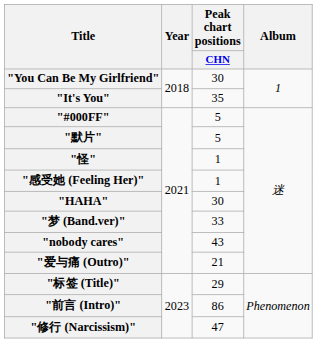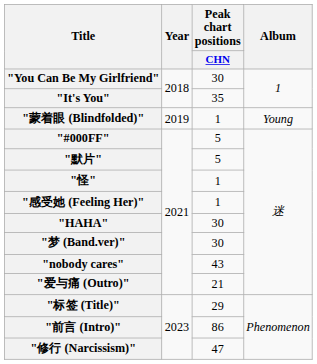+ row: (83, 118)
(218, 221) 33 -> (218, 243) 30
